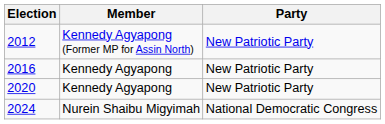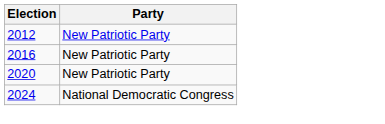- column: (131, 14)
